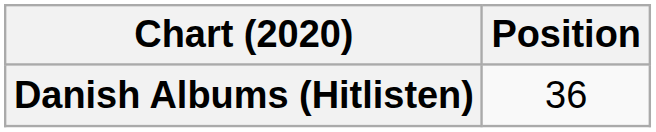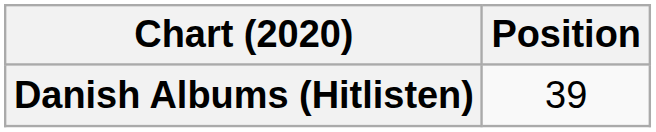(566, 94) 36 -> (566, 94) 39
